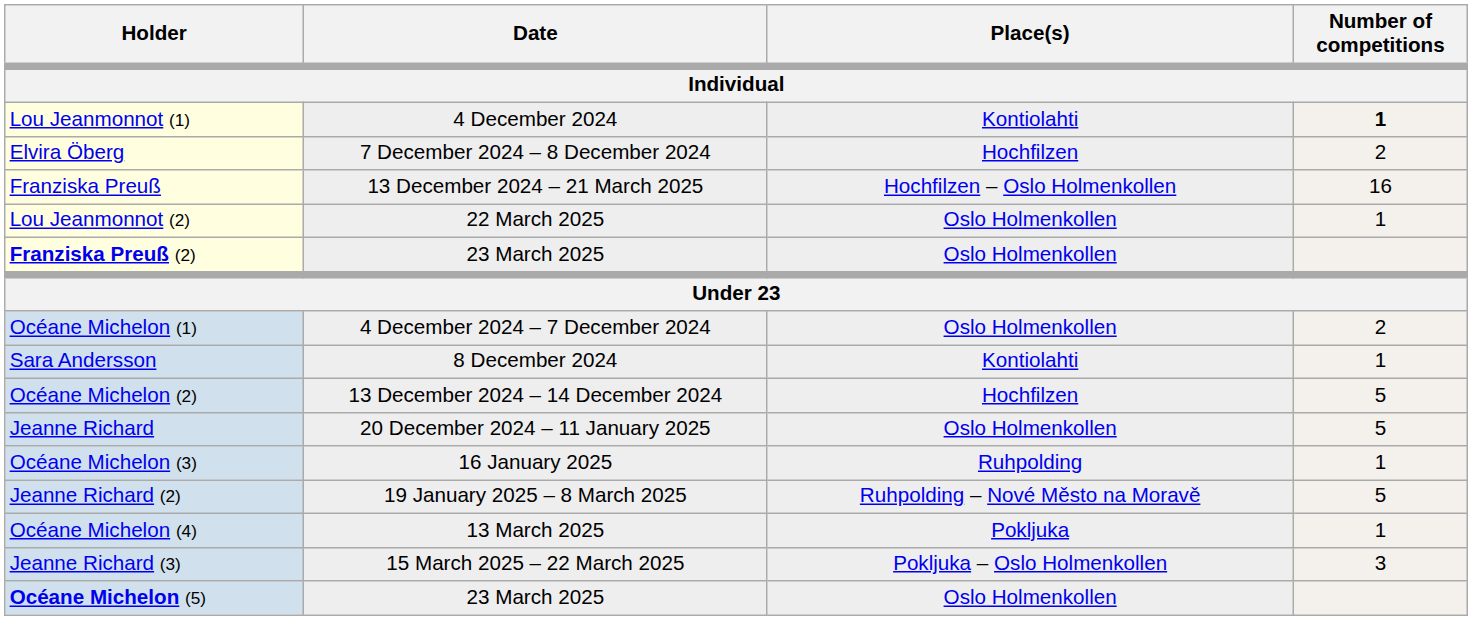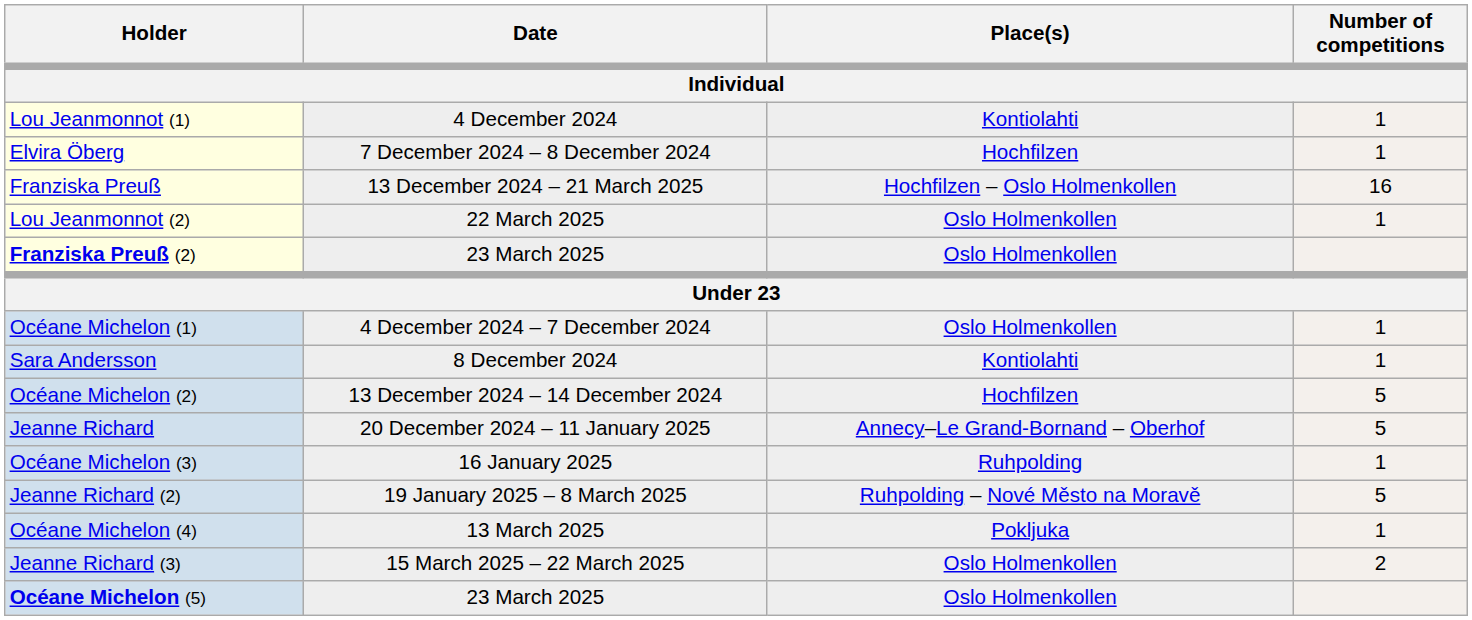(1380, 118) bold -> (1380, 118) normal
(1380, 152) 2 -> (1380, 152) 1
(1380, 327) 2 -> (1380, 327) 1
(1030, 428) Oslo Holmenkollen -> (1030, 428) Annecy–Le Grand-Bornand – Oberhof
(1030, 563) Pokljuka – Oslo Holmenkollen -> (1030, 563) Oslo Holmenkollen
(1380, 563) 3 -> (1380, 563) 2
